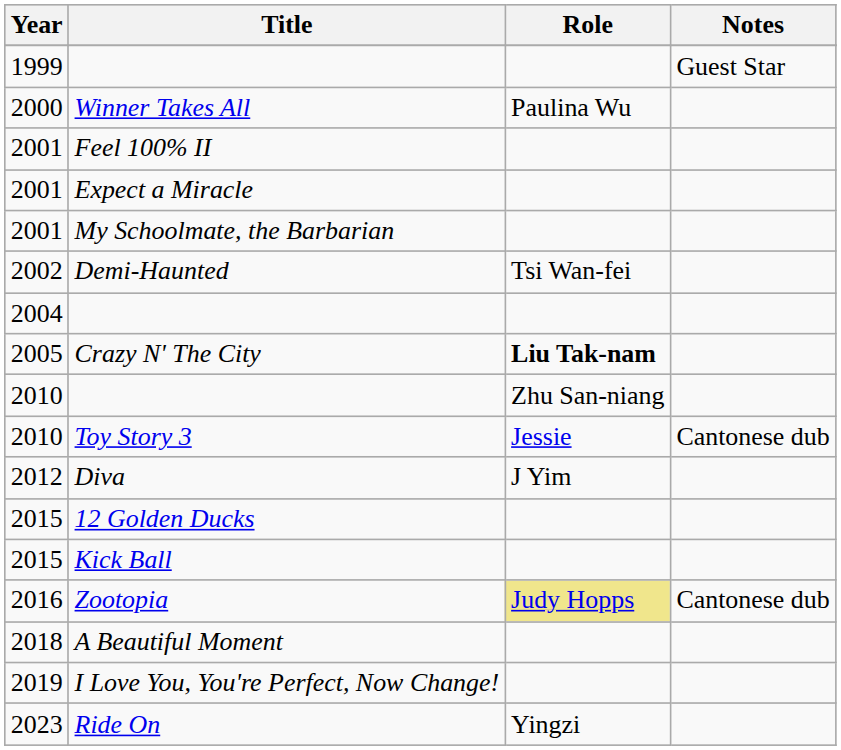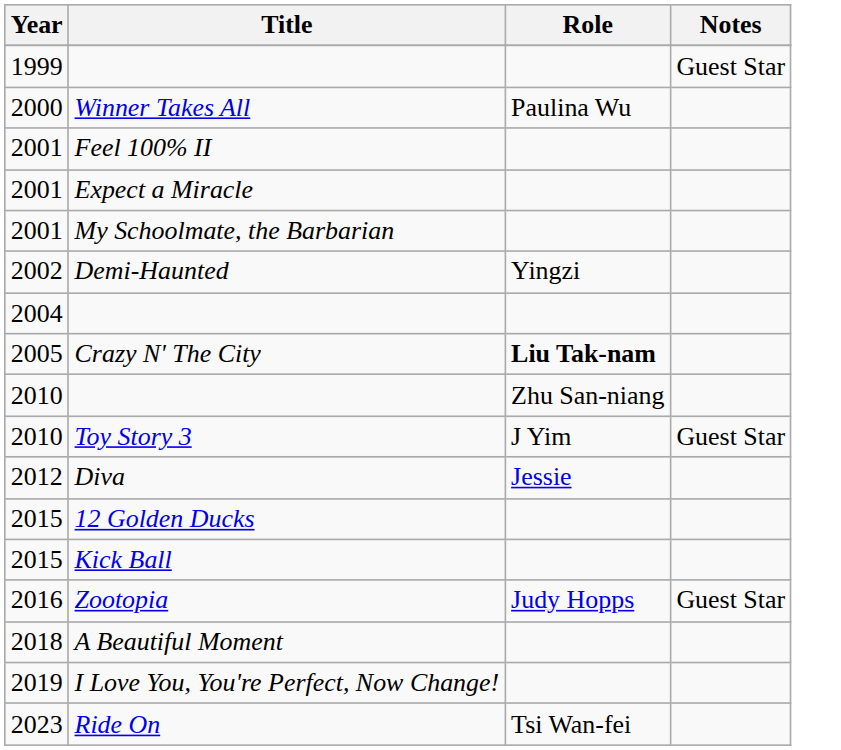(571, 271) Tsi Wan-fei -> (546, 271) Yingzi
(541, 436) Jessie -> (541, 436) J Yim
(753, 436) Cantonese dub -> (731, 436) Guest Star
(541, 477) J Yim -> (541, 477) Jessie
(573, 600) khaki background -> (573, 600) no background
(753, 600) Cantonese dub -> (731, 600) Guest Star
(546, 723) Yingzi -> (571, 723) Tsi Wan-fei
